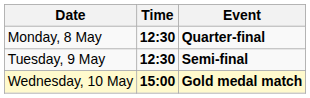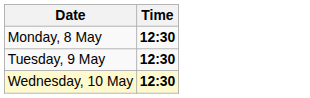- column: (242, 15)
(157, 81) 15:00 -> (157, 81) 12:30
